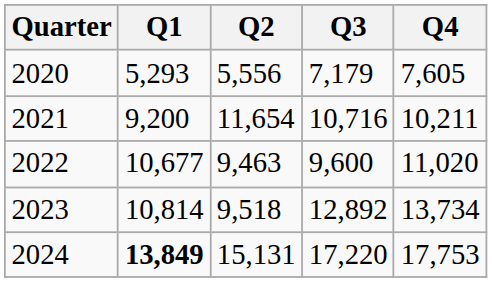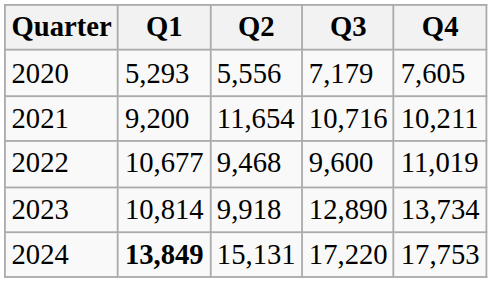(249, 163) 9,463 -> (249, 163) 9,468
(440, 163) 11,020 -> (440, 163) 11,019
(249, 208) 9,518 -> (249, 208) 9,918
(348, 208) 12,892 -> (348, 208) 12,890
